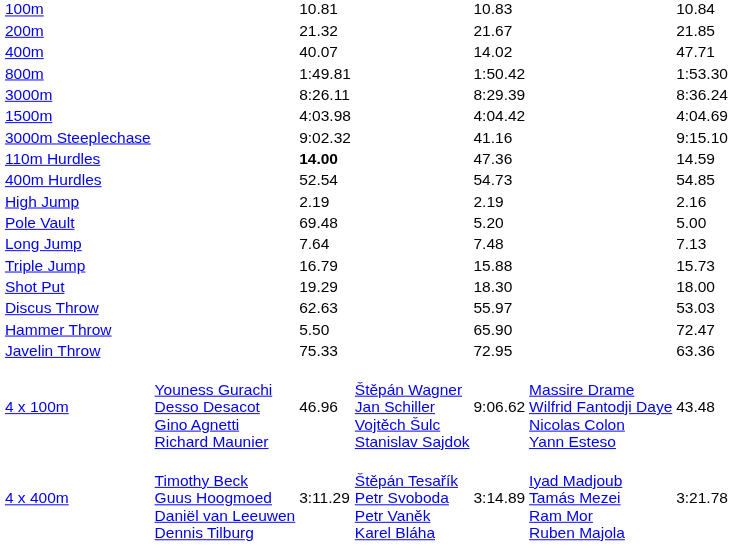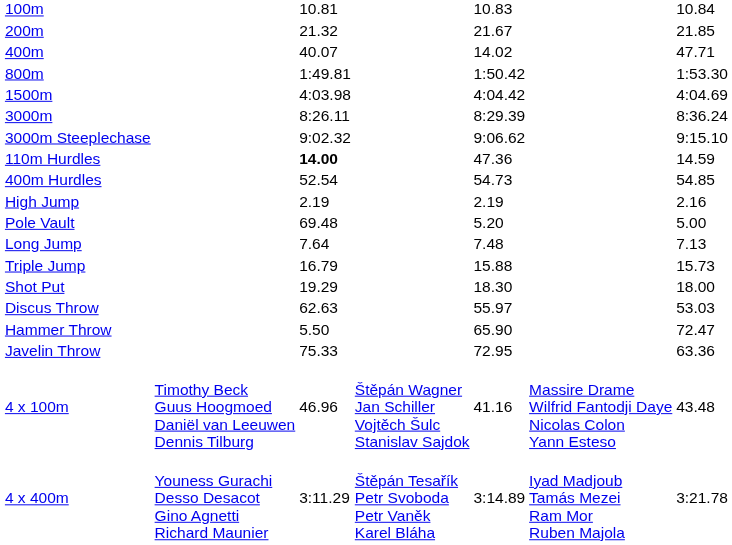rows swapped: (29, 116) <-> (29, 95)
(493, 137) 41.16 -> (499, 137) 9:06.62
(213, 416) Youness Gurachi Desso Desacot Gino Agnetti Richard Maunier -> (225, 416) Timothy Beck Guus Hoogmoed Daniël van Leeuwen Dennis Tilburg
(499, 407) 9:06.62 -> (493, 407) 41.16
(225, 507) Timothy Beck Guus Hoogmoed Daniël van Leeuwen Dennis Tilburg -> (213, 507) Youness Gurachi Desso Desacot Gino Agnetti Richard Maunier
